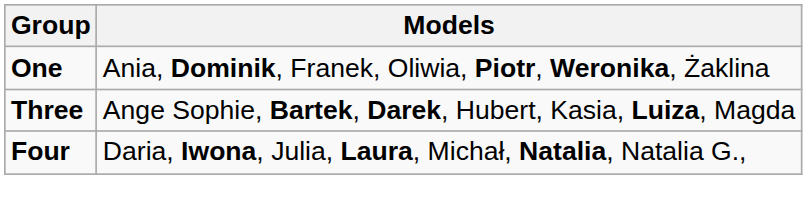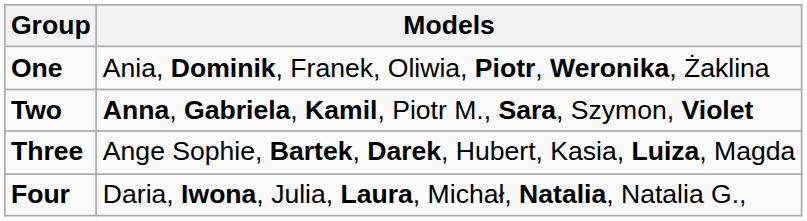+ row: (37, 109)
